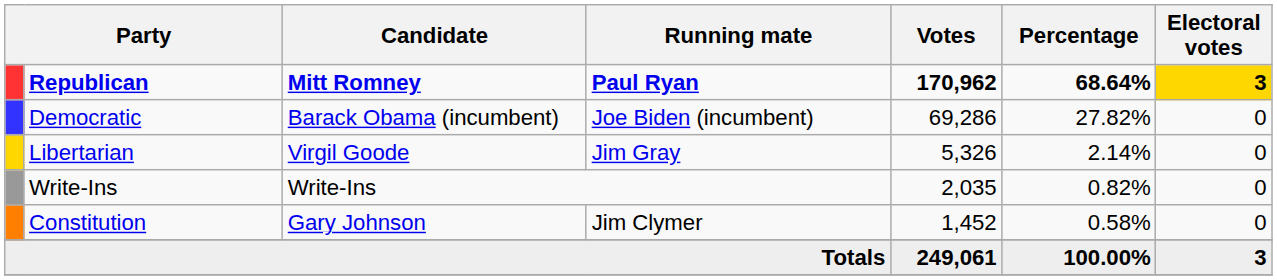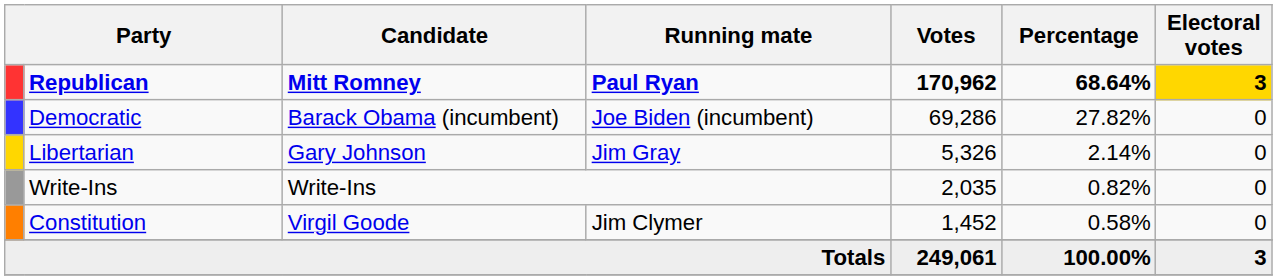(349, 153) Virgil Goode -> (357, 153) Gary Johnson
(357, 223) Gary Johnson -> (349, 223) Virgil Goode
